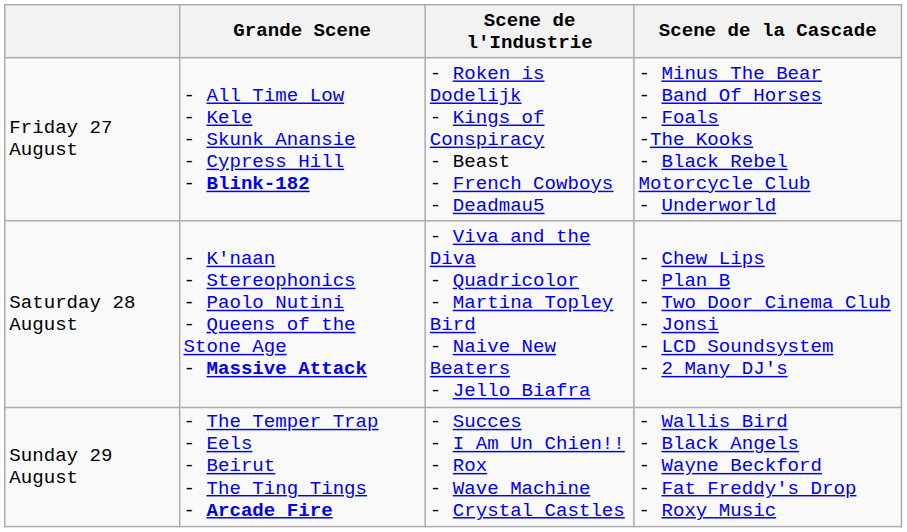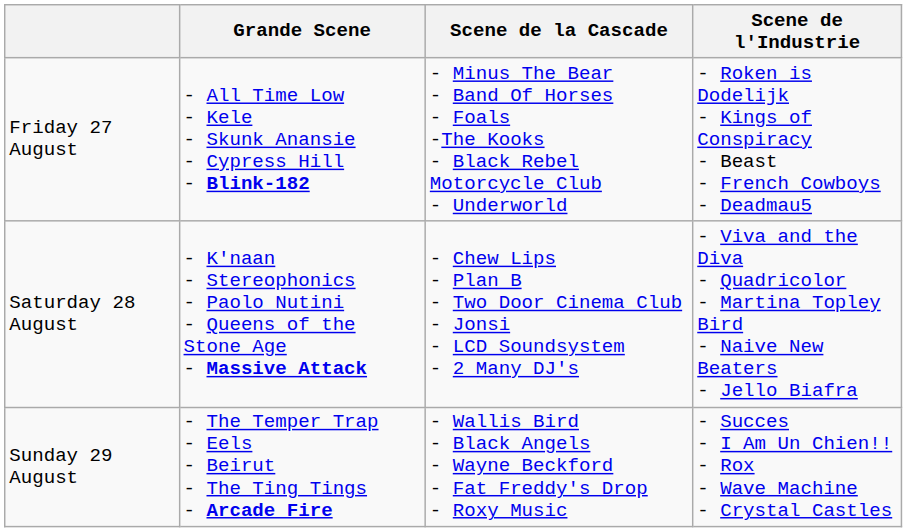columns swapped: (768, 31) <-> (530, 31)
